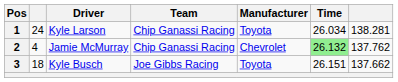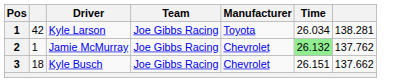(38, 30) 24 -> (38, 30) 42
(184, 30) Chip Ganassi Racing -> (176, 30) Joe Gibbs Racing
(35, 47) 4 -> (35, 47) 1
(184, 47) Chip Ganassi Racing -> (176, 47) Joe Gibbs Racing
(256, 64) Toyota -> (247, 64) Chevrolet
